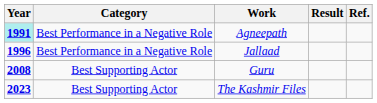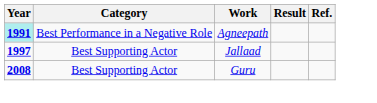(19, 51) 1996 -> (19, 51) 1997
(124, 51) Best Performance in a Negative Role -> (124, 51) Best Supporting Actor
- row: (262, 88)
